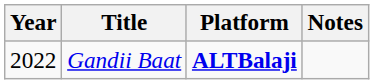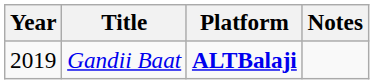(33, 59) 2022 -> (33, 59) 2019
